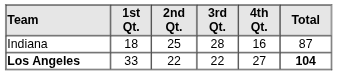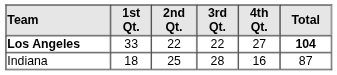rows swapped: (27, 44) <-> (44, 61)
